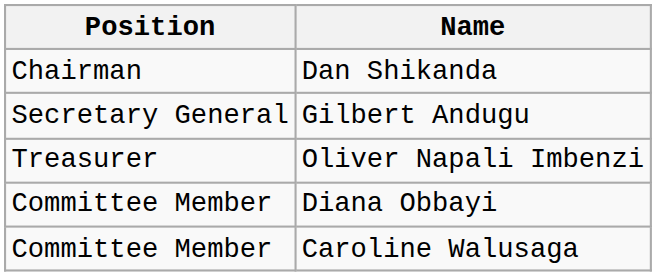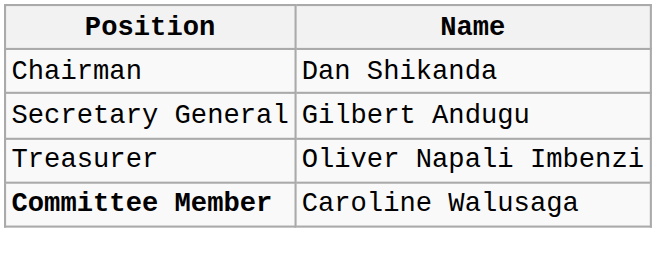- row: (399, 204)
(142, 249) normal -> (142, 204) bold
